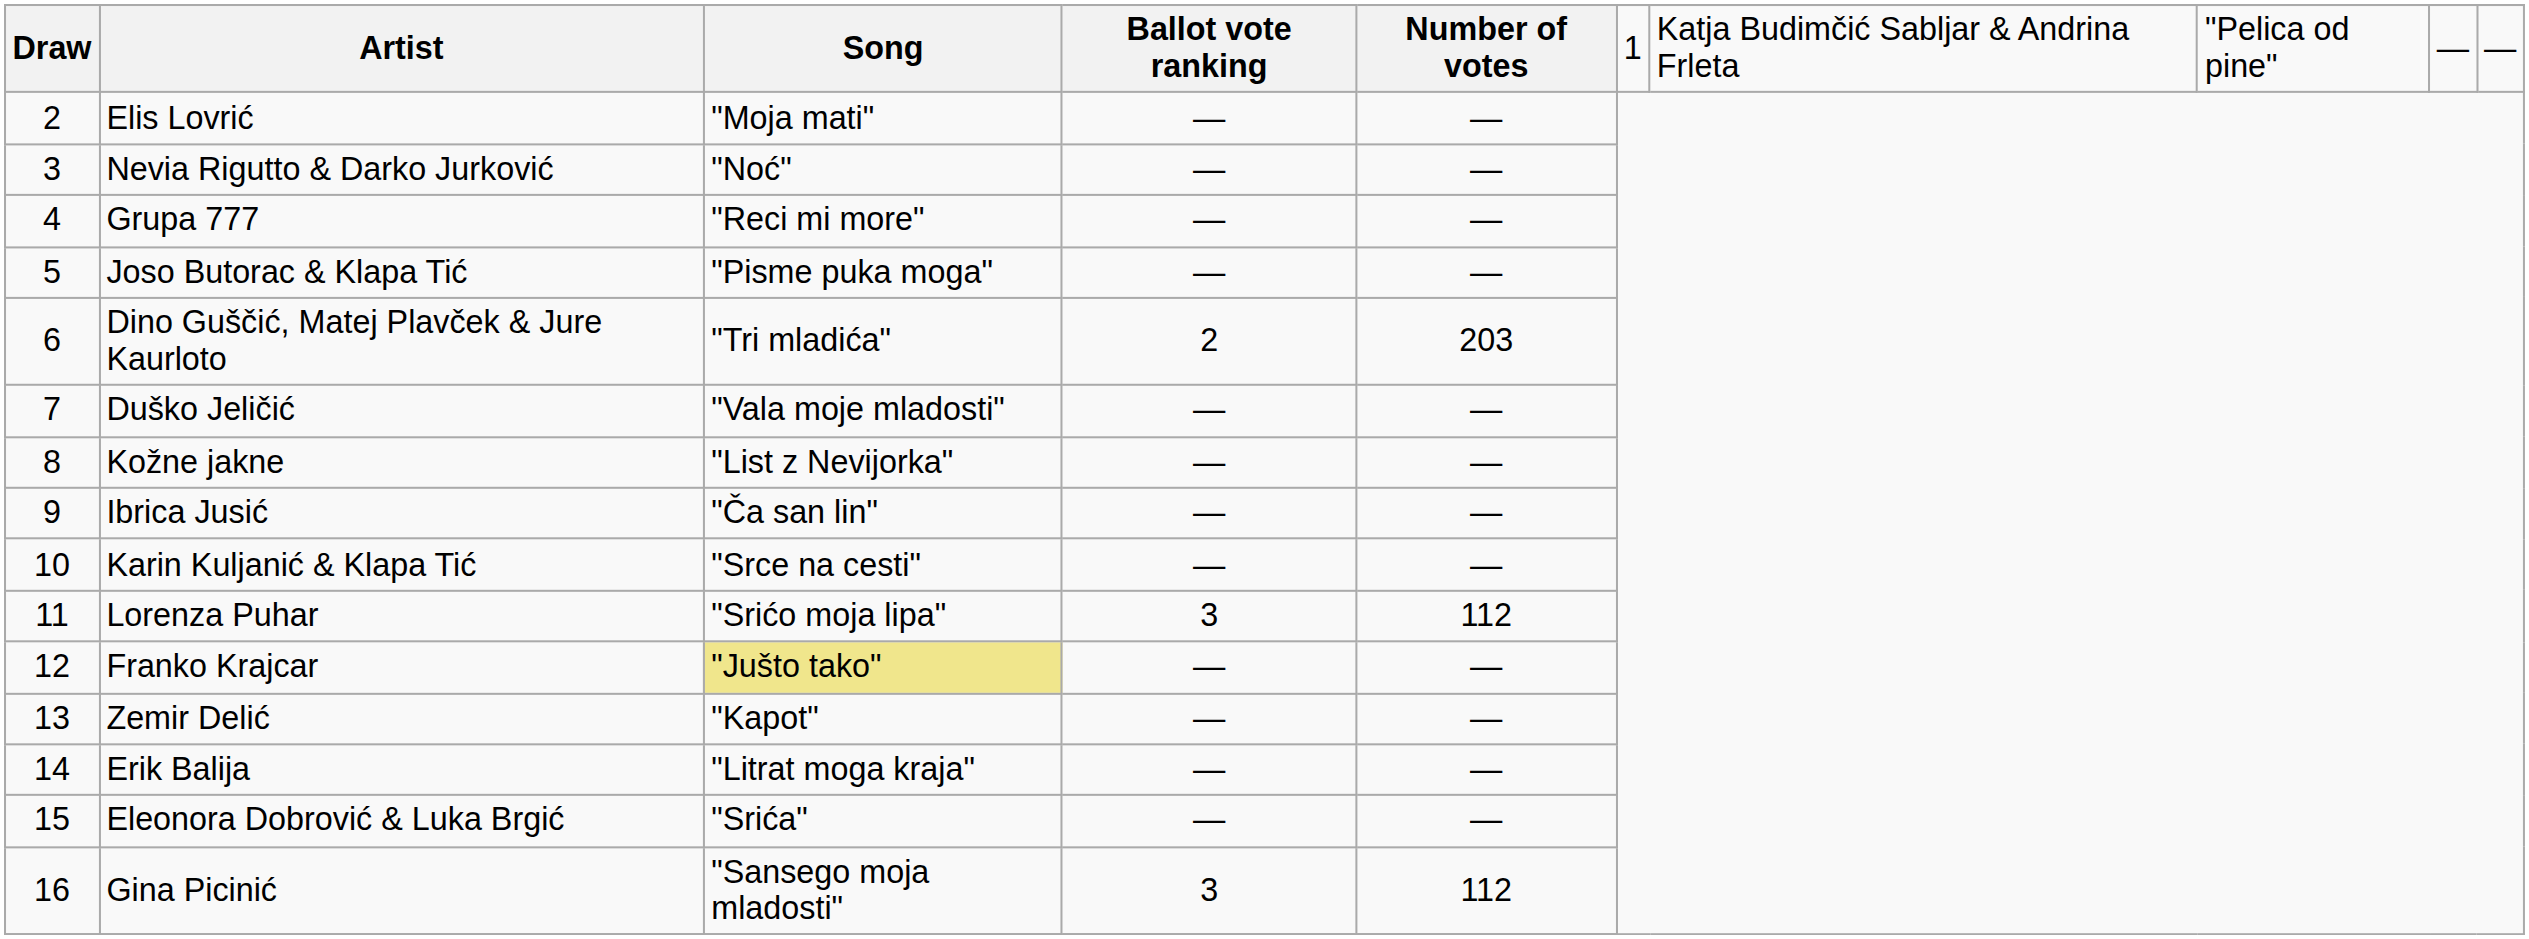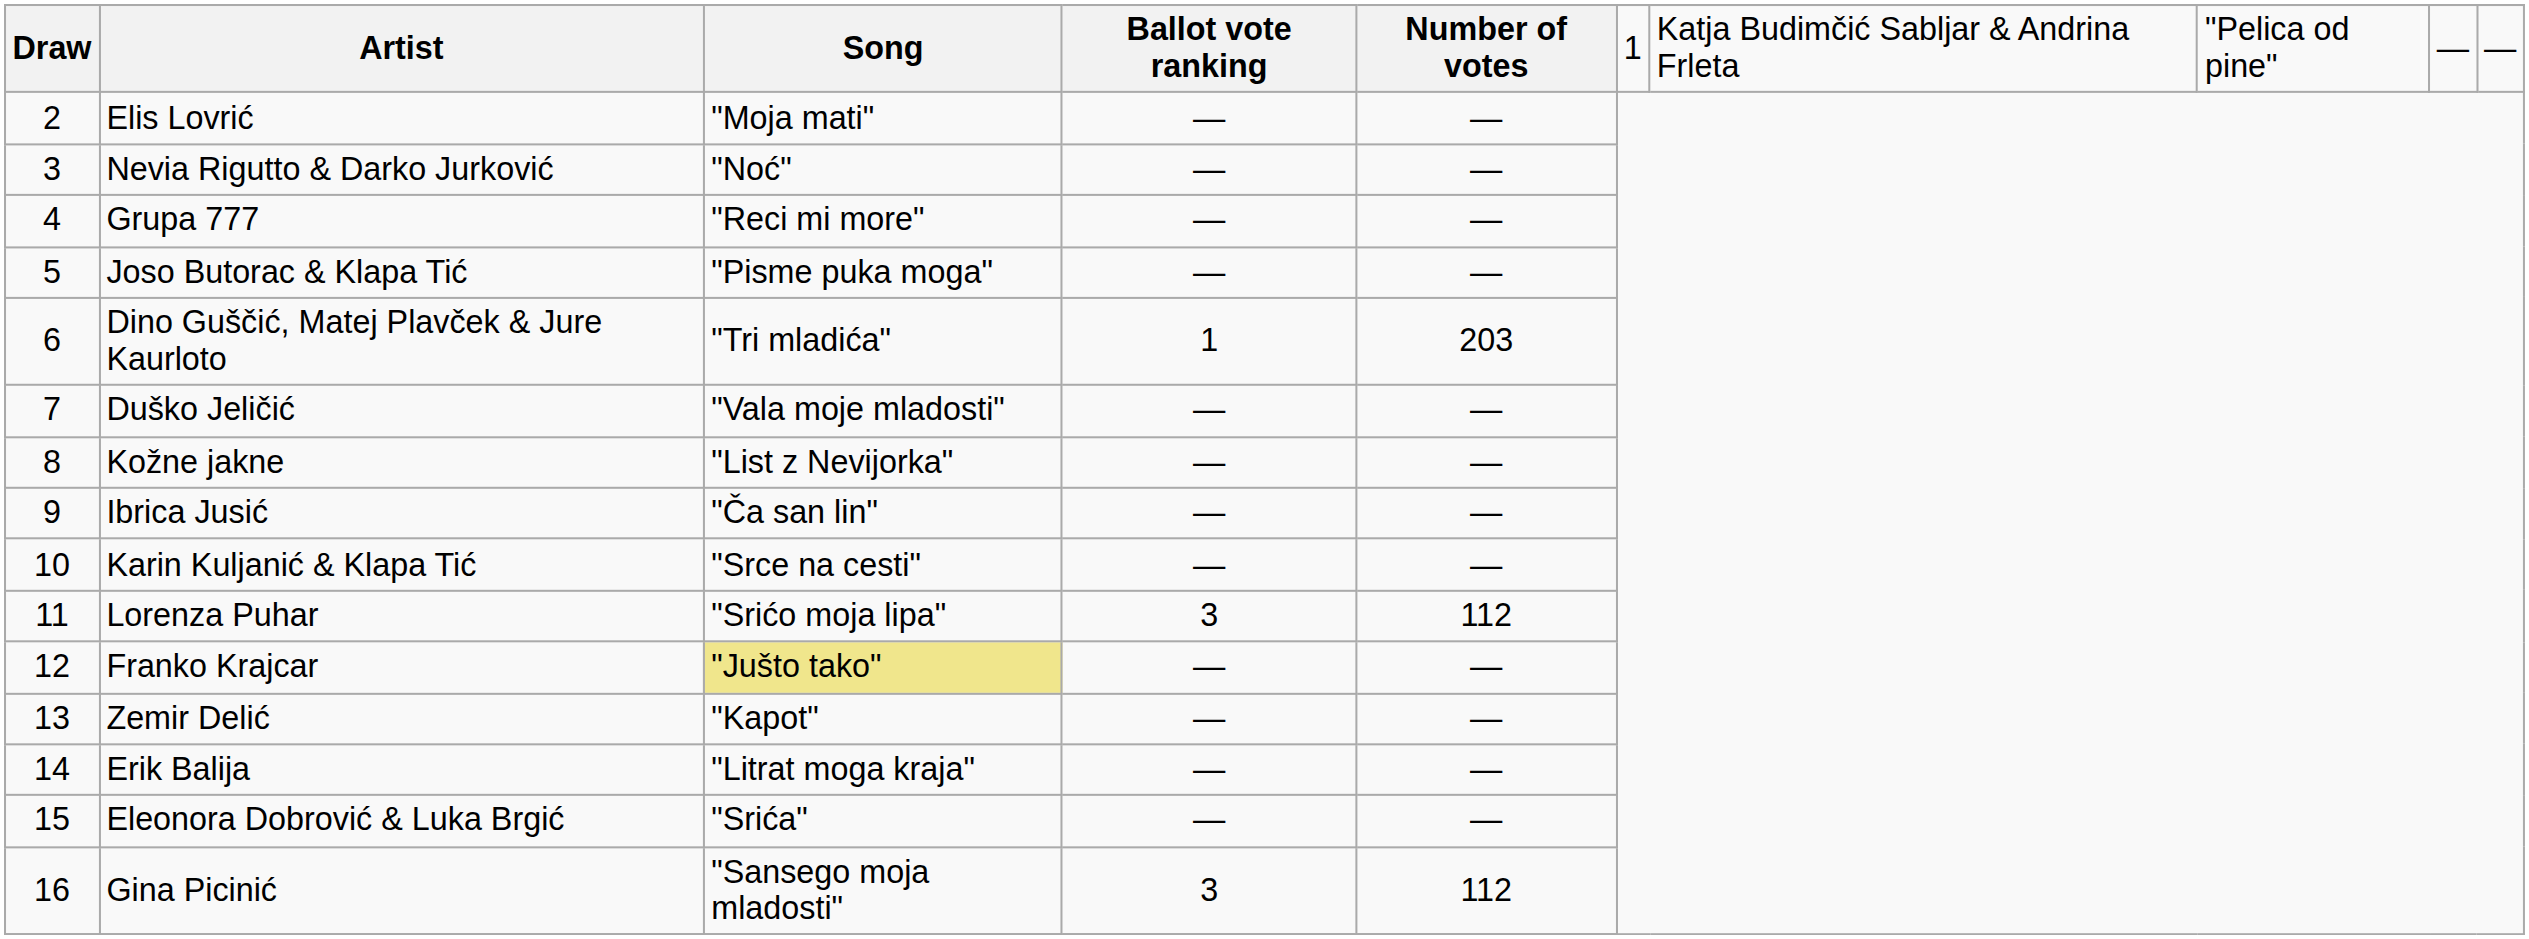(1209, 340) 2 -> (1209, 340) 1
